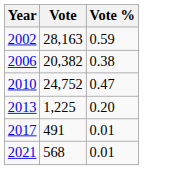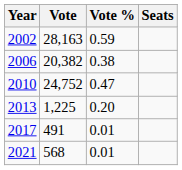+ column: (158, 15)
